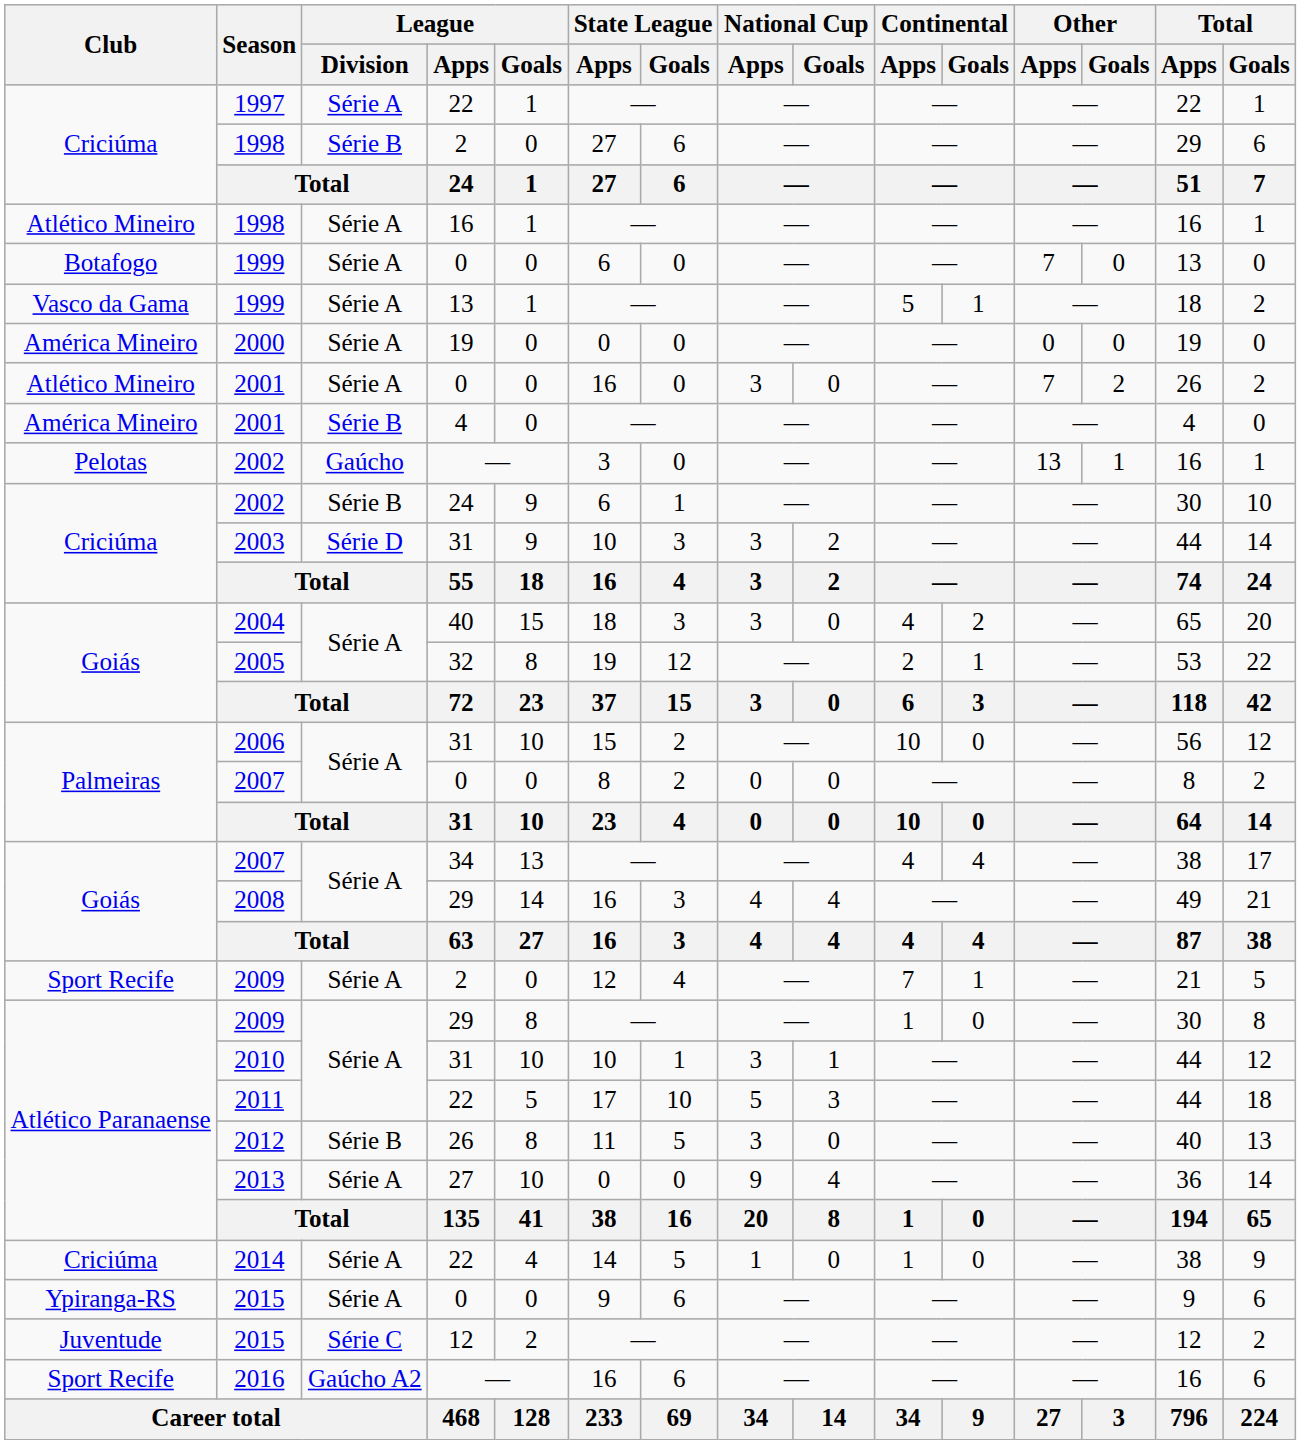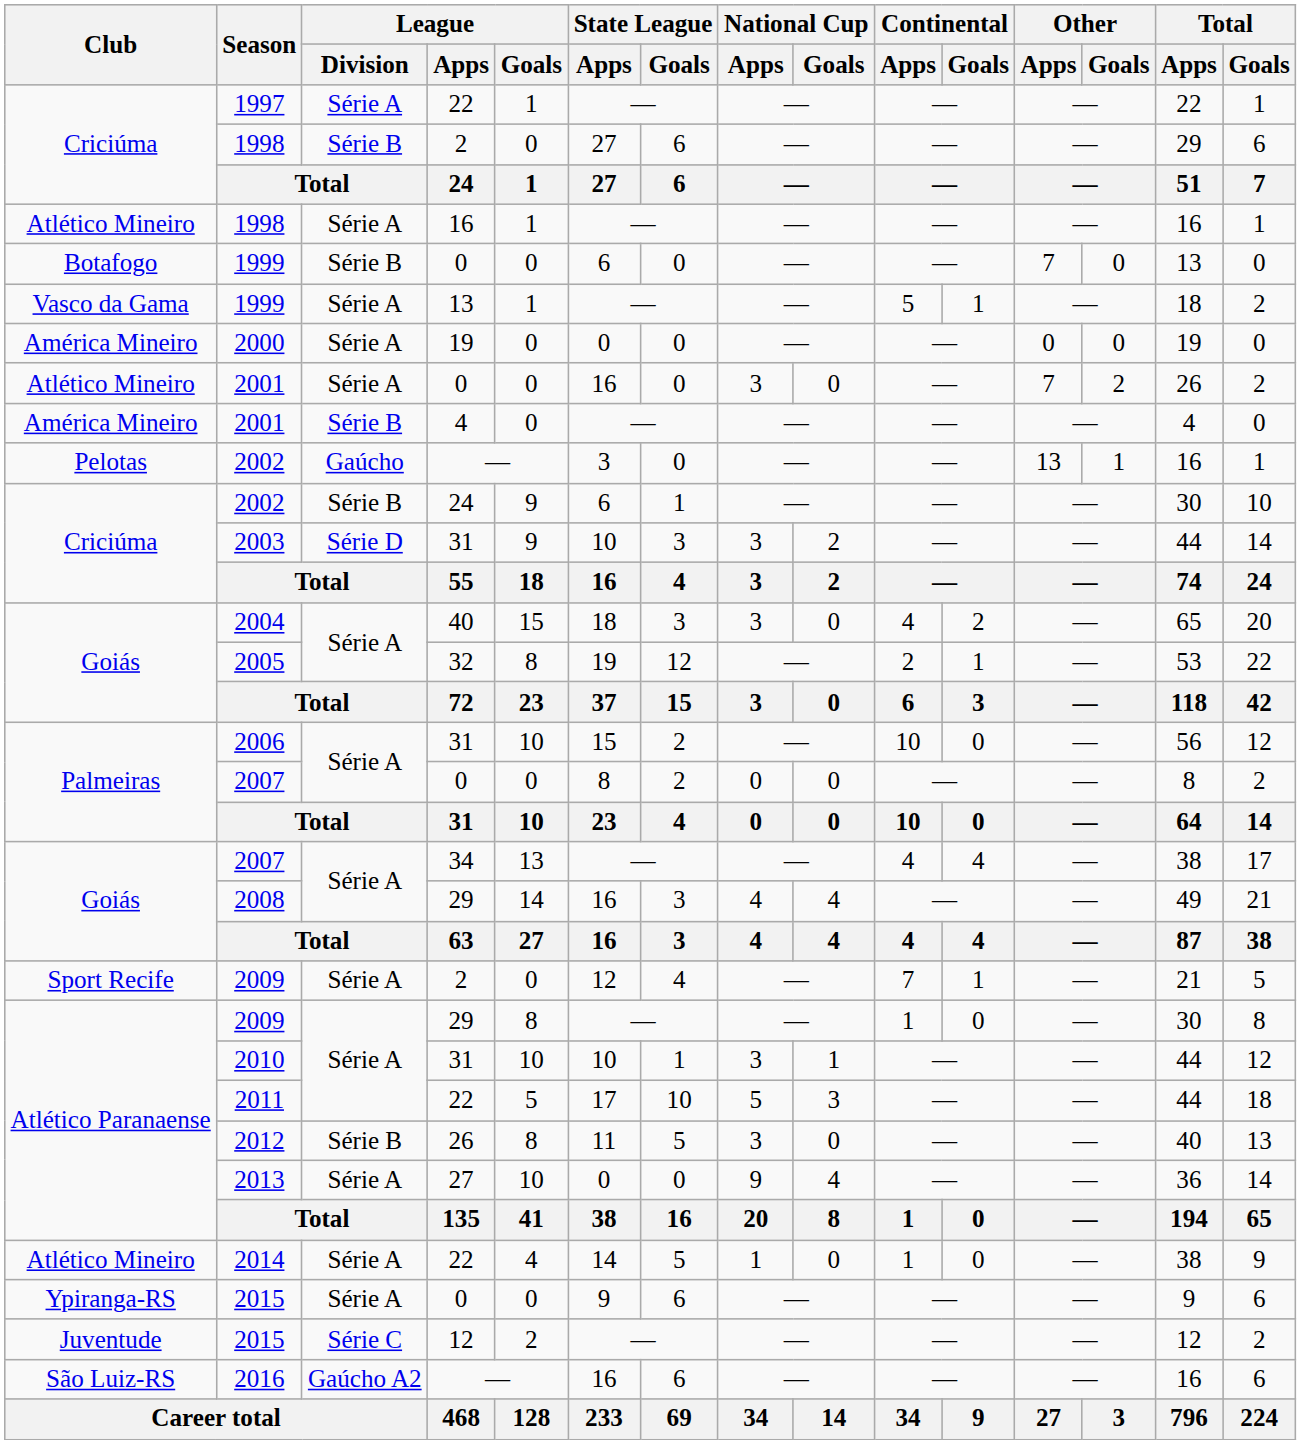(365, 263) Série A -> (365, 263) Série B
(111, 1259) Criciúma -> (111, 1259) Atlético Mineiro
(111, 1378) Sport Recife -> (111, 1378) São Luiz-RS
